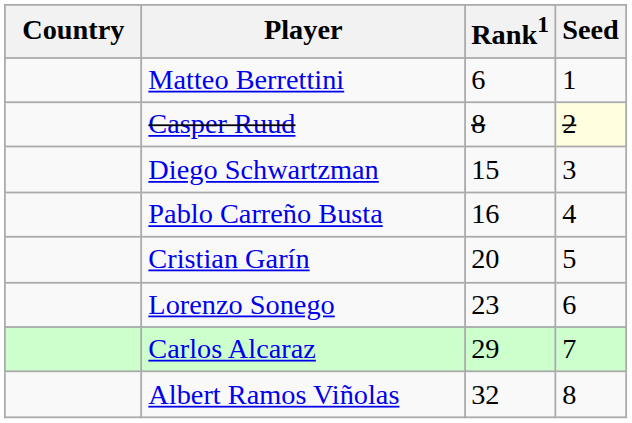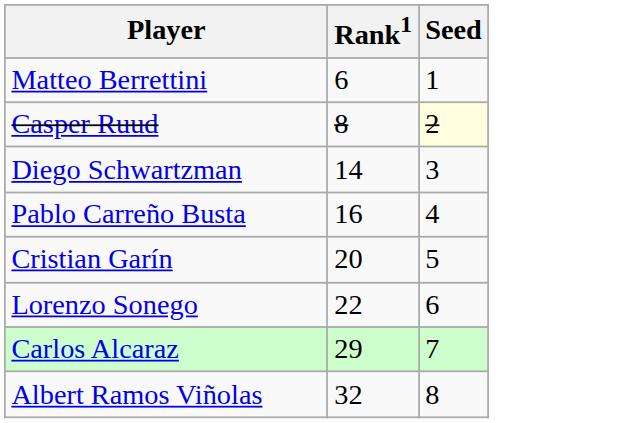- column: (73, 30)
(485, 169) 15 -> (348, 169) 14
(485, 304) 23 -> (348, 304) 22
